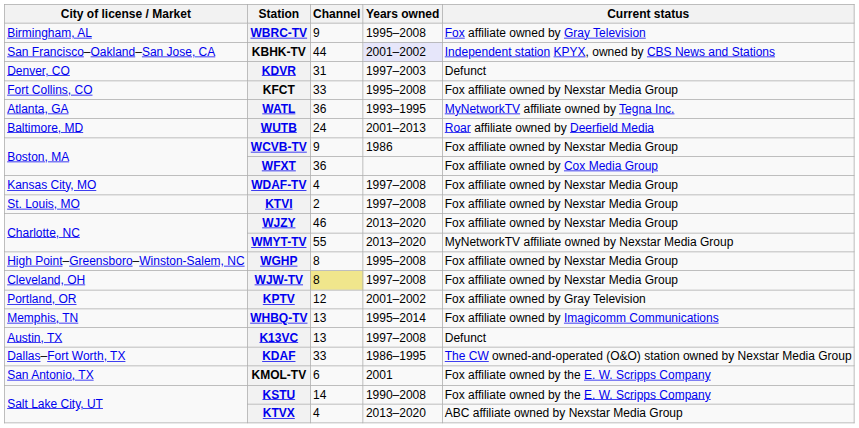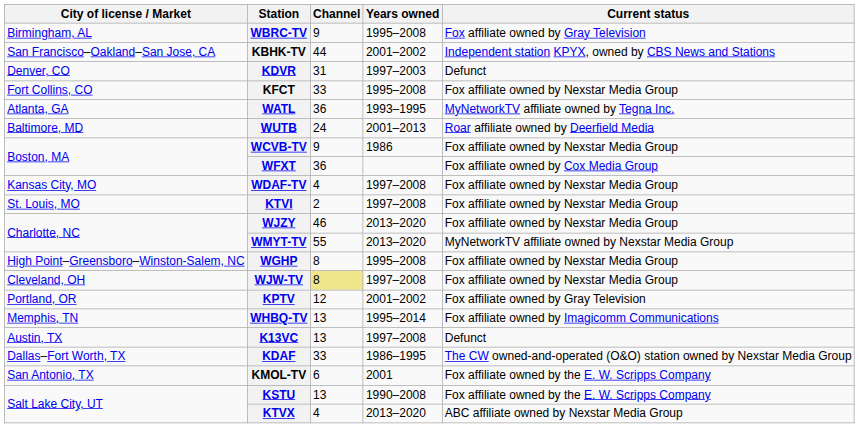(396, 52) lavender background -> (396, 52) no background
(320, 394) 14 -> (320, 394) 13
